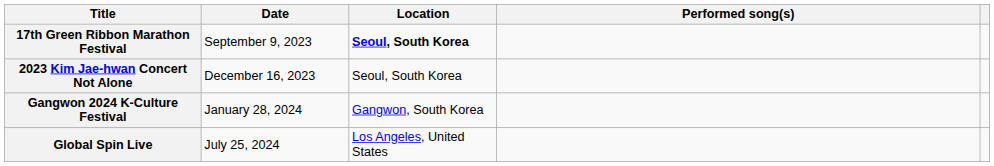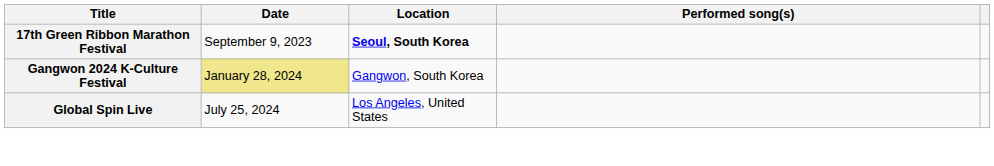- row: (103, 75)
(253, 110) no background -> (253, 75) khaki background
